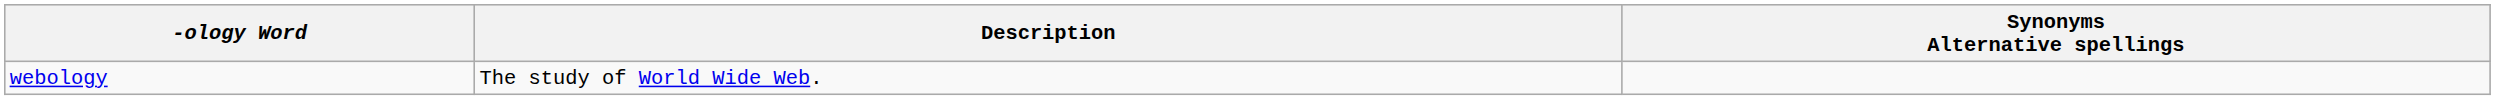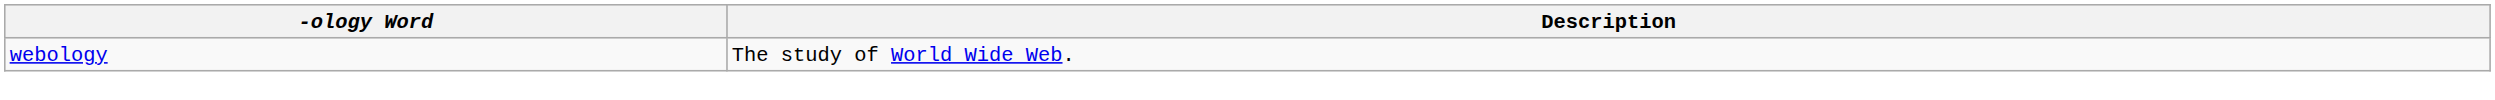- column: (2056, 33)
